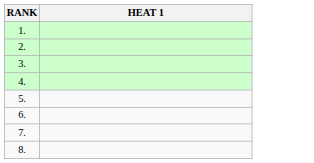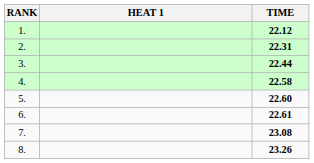+ column: (280, 13)
